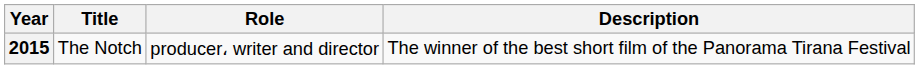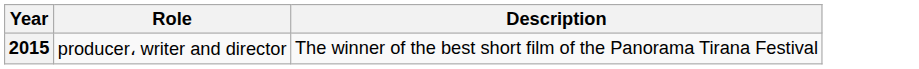- column: (100, 18)
